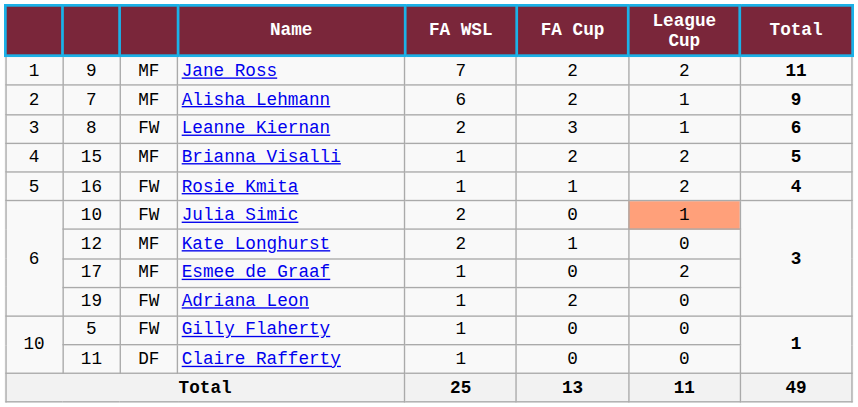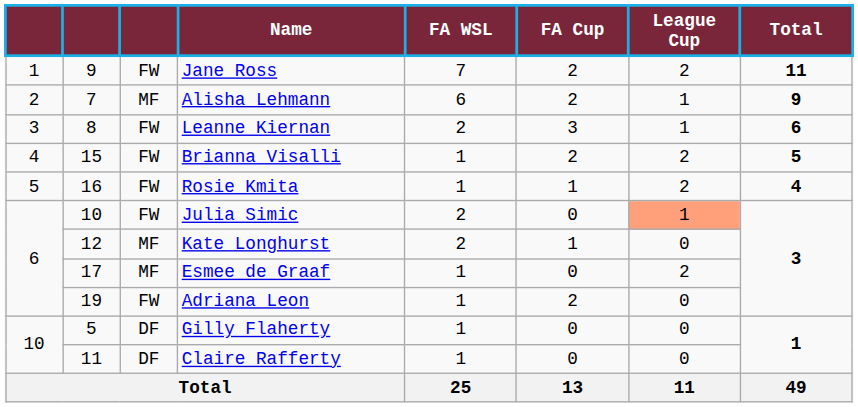(149, 71) MF -> (149, 71) FW
(149, 157) MF -> (149, 157) FW
(149, 330) FW -> (149, 330) DF
